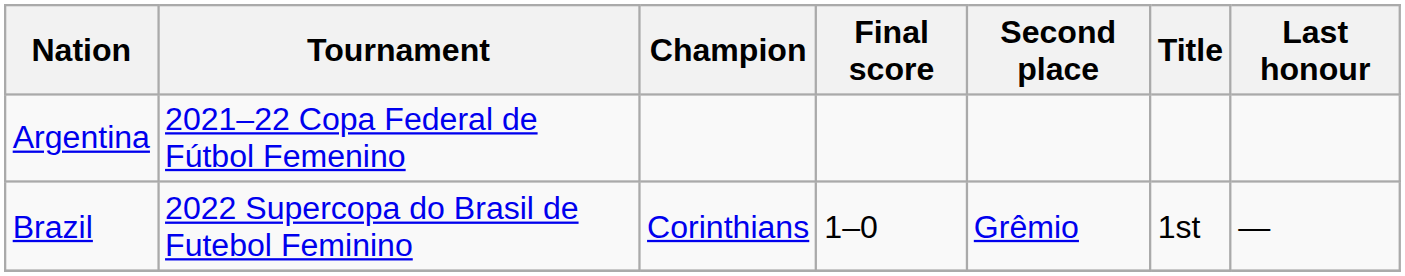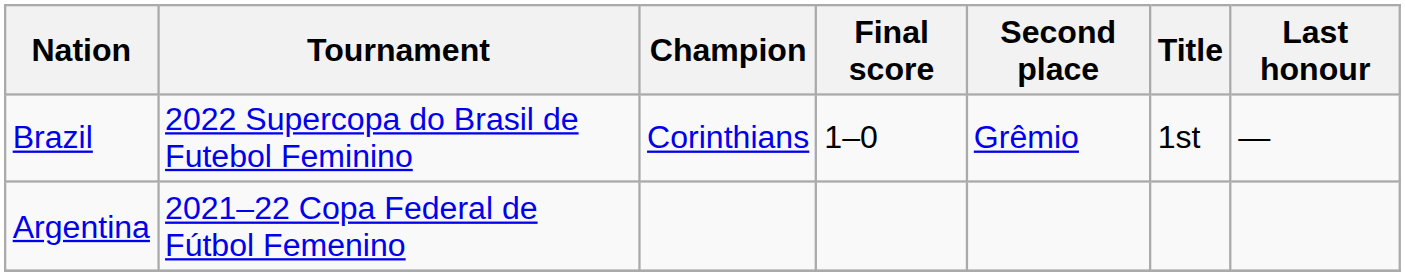rows swapped: (81, 138) <-> (53, 226)
